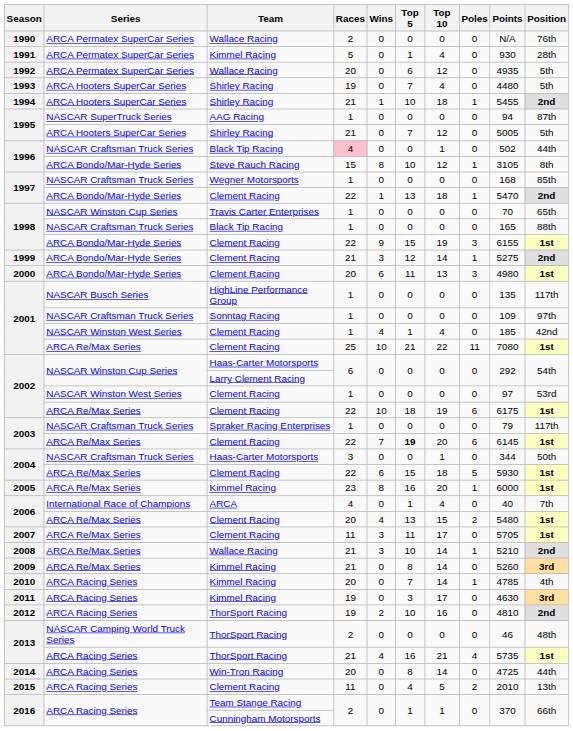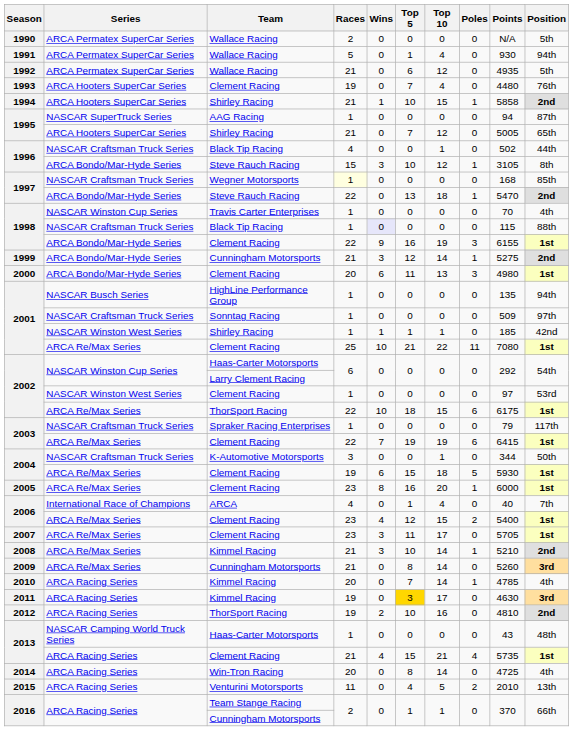(547, 39) 76th -> (547, 39) 5th
(243, 55) Kimmel Racing -> (244, 55) Wallace Racing
(547, 55) 28th -> (547, 55) 94th
(350, 70) 20 -> (350, 70) 21
(241, 86) Shirley Racing -> (245, 86) Clement Racing
(547, 86) 5th -> (547, 86) 76th
(442, 102) 18 -> (442, 102) 15
(507, 102) 5455 -> (507, 102) 5858
(547, 133) 5th -> (547, 133) 65th
(350, 149) pink background -> (350, 149) no background
(381, 164) 8 -> (381, 164) 3
(350, 180) no background -> (350, 180) lightyellow background
(245, 195) Clement Racing -> (255, 195) Steve Rauch Racing
(381, 195) 1 -> (381, 195) 0
(547, 211) 65th -> (547, 211) 4th
(381, 227) no background -> (381, 227) lavender background
(507, 227) 165 -> (507, 227) 115
(410, 242) 15 -> (410, 242) 16
(245, 258) Clement Racing -> (265, 258) Cunningham Motorsports
(547, 295) 117th -> (547, 295) 94th
(507, 316) 109 -> (507, 316) 509
(245, 332) Clement Racing -> (241, 332) Shirley Racing
(381, 332) 4 -> (381, 332) 1
(442, 332) 4 -> (442, 332) 1
(245, 410) Clement Racing -> (248, 410) ThorSport Racing
(442, 410) 19 -> (442, 410) 15
(410, 441) bold -> (410, 441) normal
(442, 441) 20 -> (442, 441) 19
(507, 441) 6145 -> (507, 441) 6415
(264, 457) Haas-Carter Motorsports -> (267, 457) K-Automotive Motorsports
(350, 472) 22 -> (350, 472) 19
(243, 488) Kimmel Racing -> (245, 488) Clement Racing
(350, 519) 20 -> (350, 519) 23
(410, 519) 13 -> (410, 519) 12
(507, 519) 5480 -> (507, 519) 5400
(350, 535) 11 -> (350, 535) 23
(244, 551) Wallace Racing -> (243, 551) Kimmel Racing
(243, 566) Kimmel Racing -> (265, 566) Cunningham Motorsports
(410, 597) no background -> (410, 597) gold background
(248, 634) ThorSport Racing -> (264, 634) Haas-Carter Motorsports
(350, 634) 2 -> (350, 634) 1
(507, 634) 46 -> (507, 634) 43
(248, 655) ThorSport Racing -> (245, 655) Clement Racing
(410, 655) 16 -> (410, 655) 15
(547, 671) 44th -> (547, 671) 4th
(245, 687) Clement Racing -> (256, 687) Venturini Motorsports
